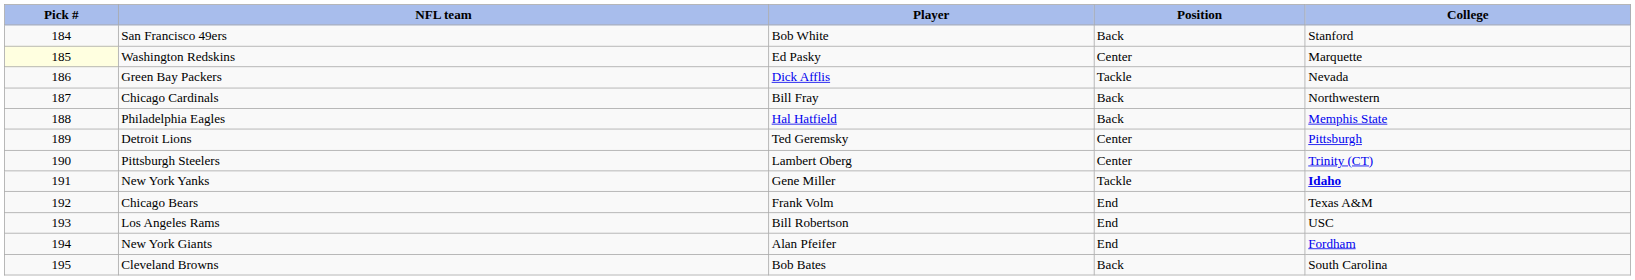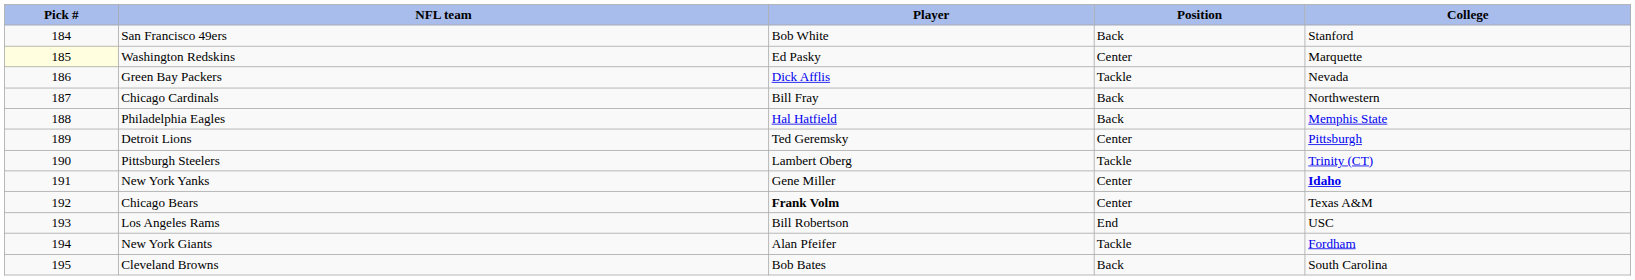(1114, 160) Center -> (1114, 160) Tackle
(1114, 181) Tackle -> (1114, 181) Center
(803, 202) normal -> (805, 202) bold
(1107, 202) End -> (1114, 202) Center
(1107, 243) End -> (1114, 243) Tackle
